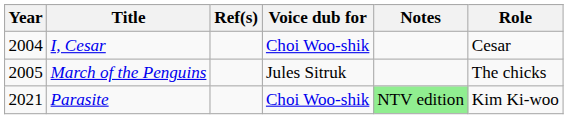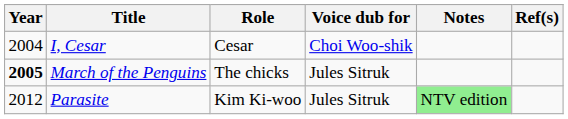columns swapped: (515, 18) <-> (236, 18)
(26, 72) normal -> (26, 72) bold
(26, 99) 2021 -> (26, 99) 2012
(318, 99) Choi Woo-shik -> (349, 99) Jules Sitruk
